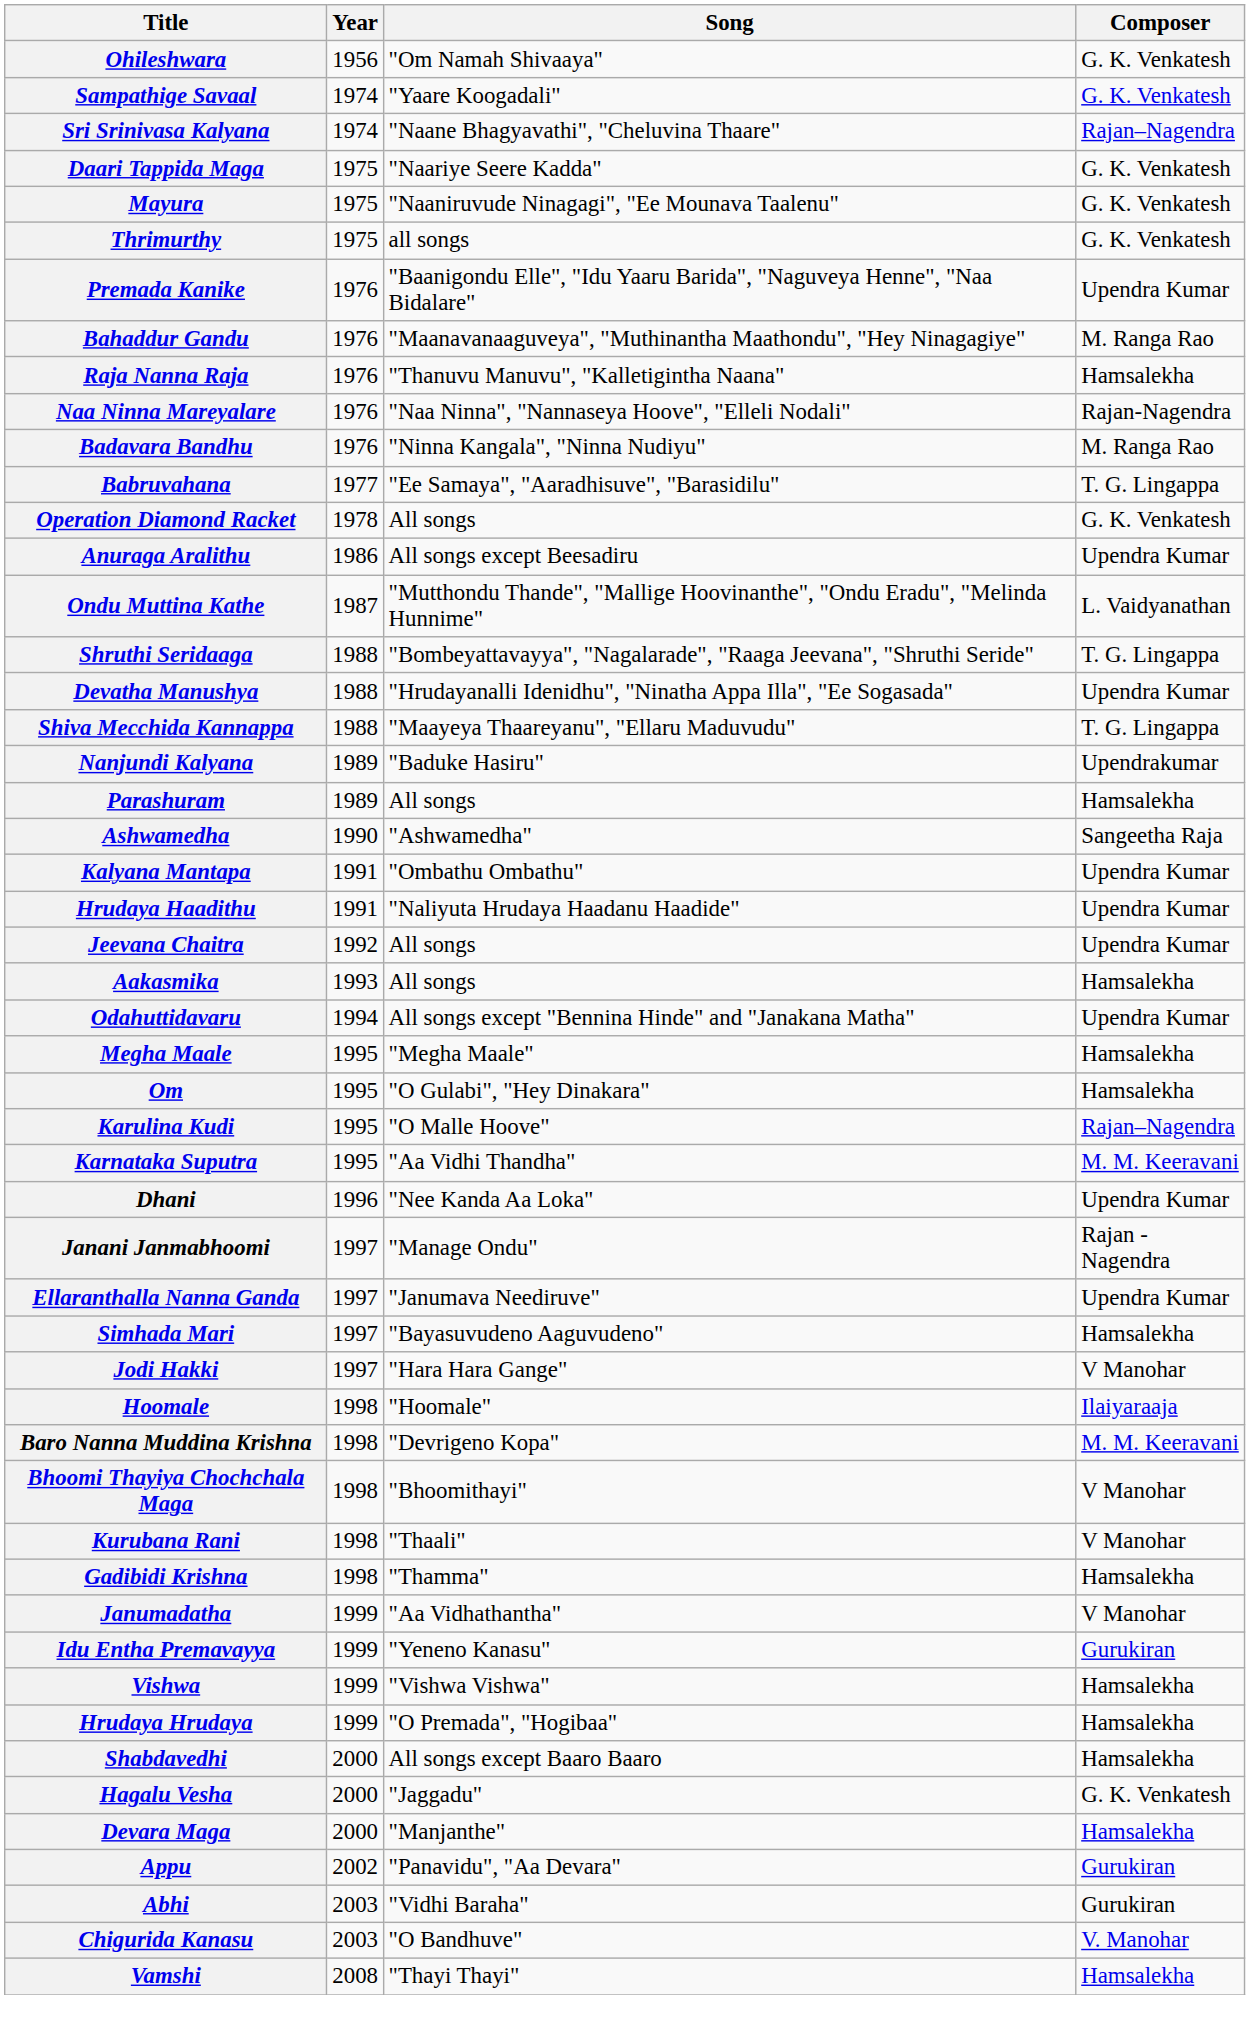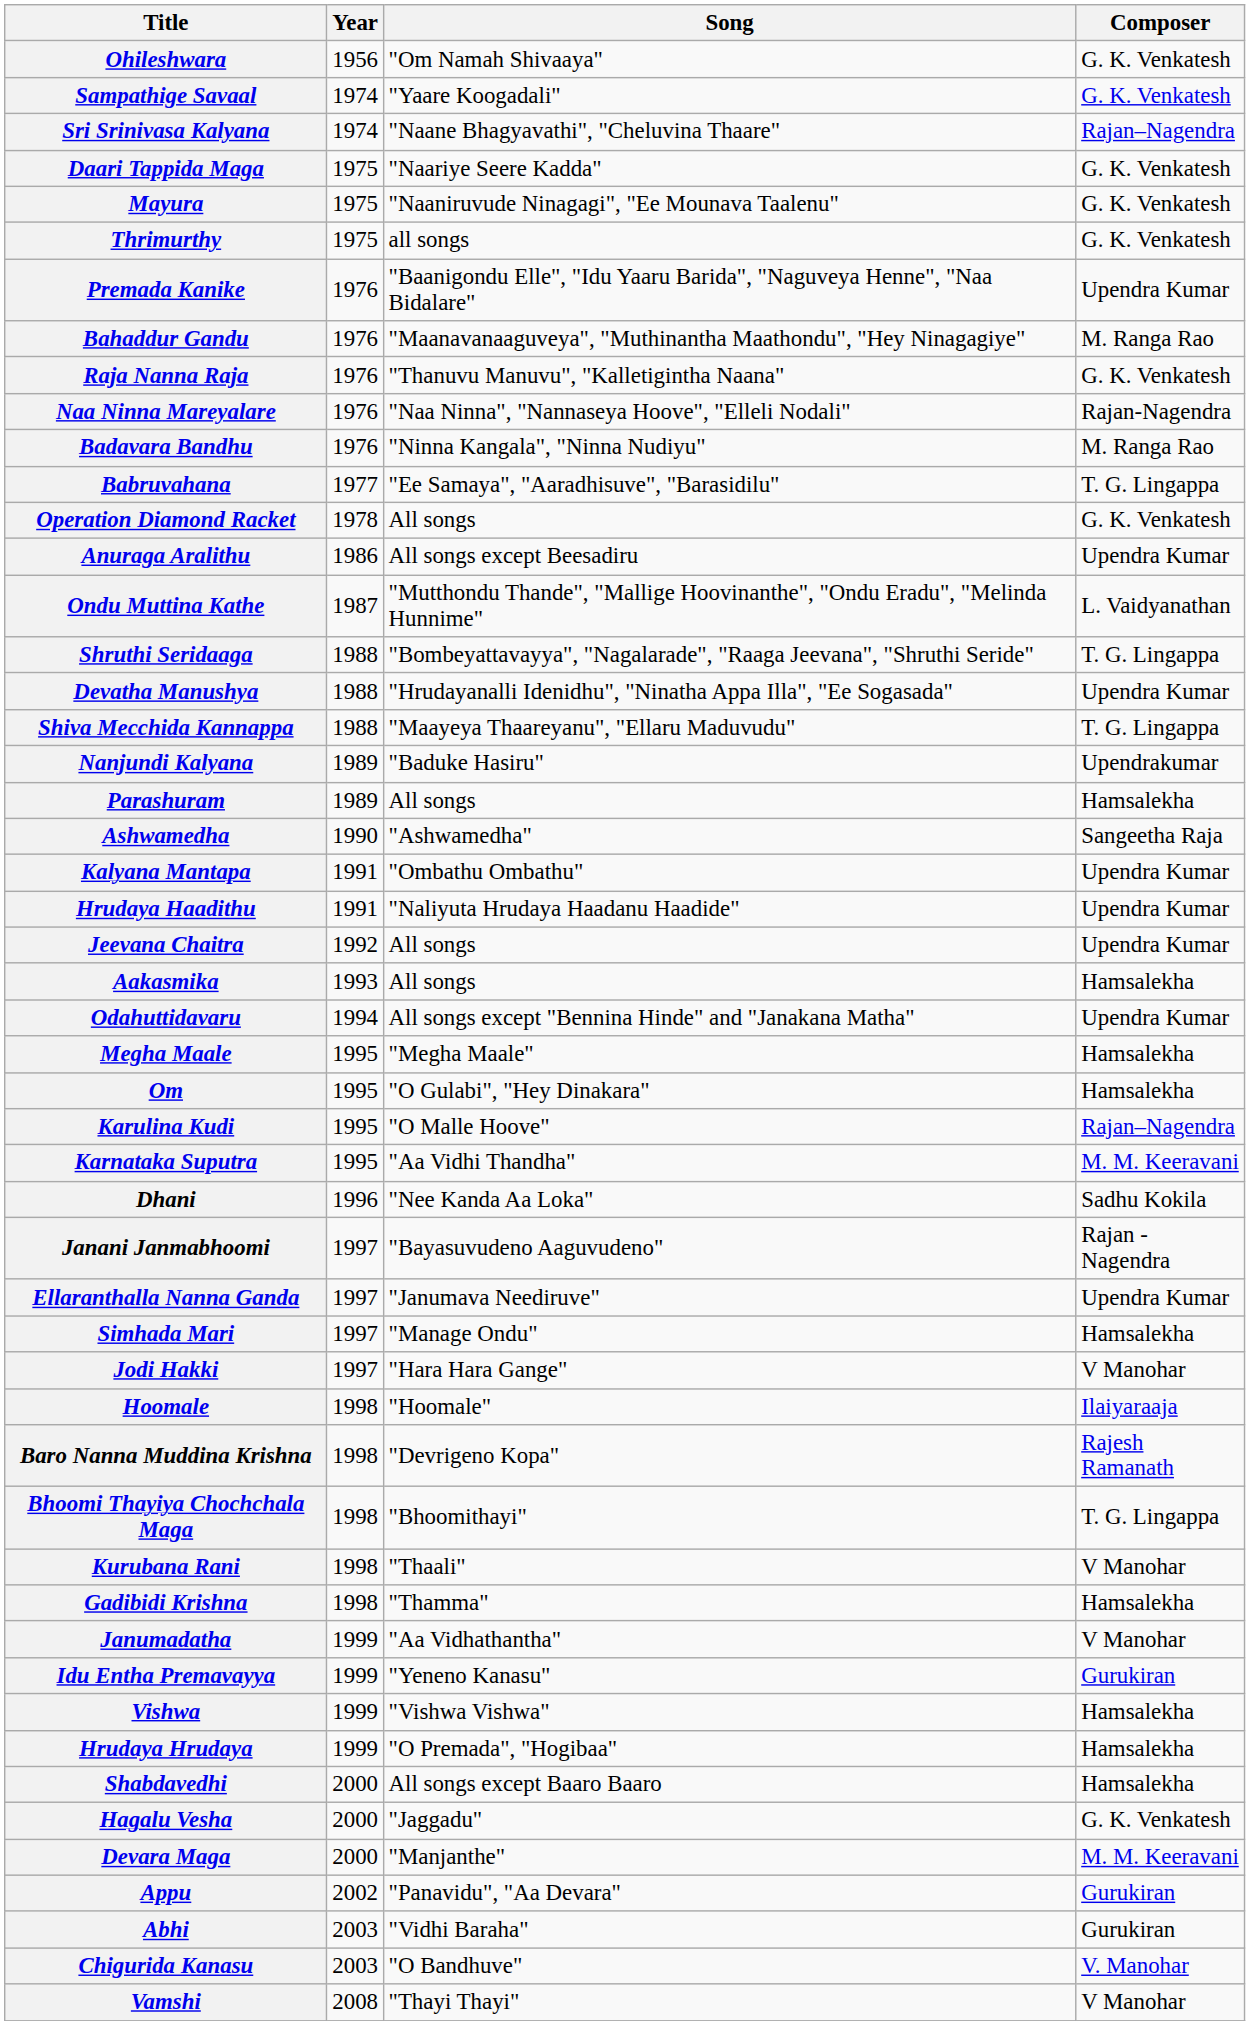(1138, 374) Hamsalekha -> (1156, 374) G. K. Venkatesh
(1155, 1198) Upendra Kumar -> (1144, 1198) Sadhu Kokila
(463, 1248) "Manage Ondu" -> (526, 1248) "Bayasuvudeno Aaguvudeno"
(526, 1333) "Bayasuvudeno Aaguvudeno" -> (463, 1333) "Manage Ondu"
(1160, 1442) M. M. Keeravani -> (1128, 1455) Rajesh Ramanath
(1133, 1491) V Manohar -> (1150, 1517) T. G. Lingappa
(1138, 1831) Hamsalekha -> (1160, 1856) M. M. Keeravani
(1138, 1976) Hamsalekha -> (1133, 2001) V Manohar
